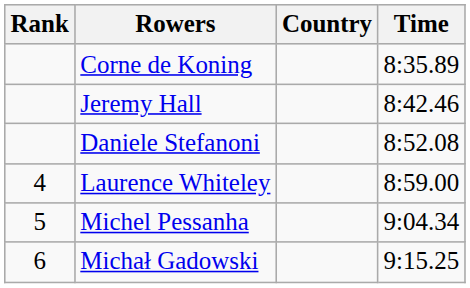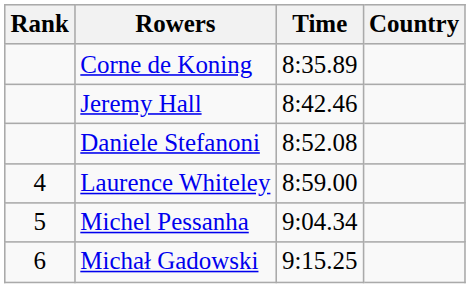columns swapped: (327, 24) <-> (421, 24)
